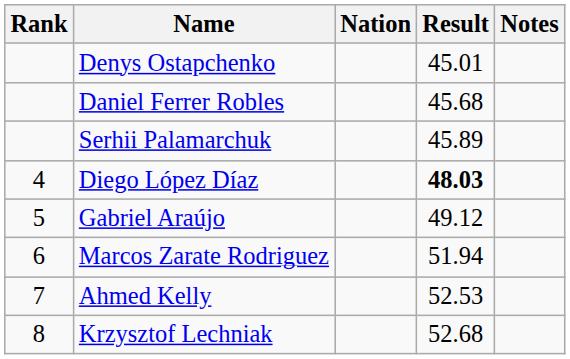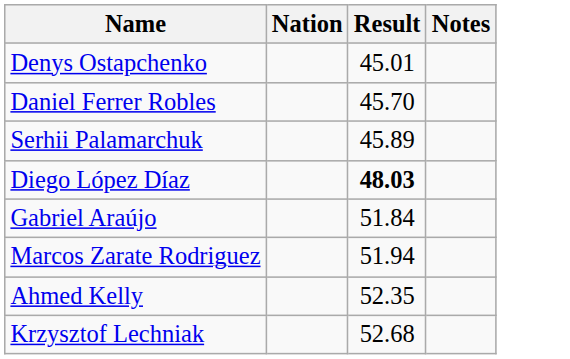- column: (39, 23)
(456, 101) 45.68 -> (387, 101) 45.70
(456, 218) 49.12 -> (387, 218) 51.84
(456, 295) 52.53 -> (387, 295) 52.35
